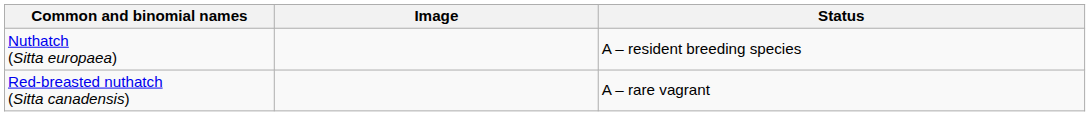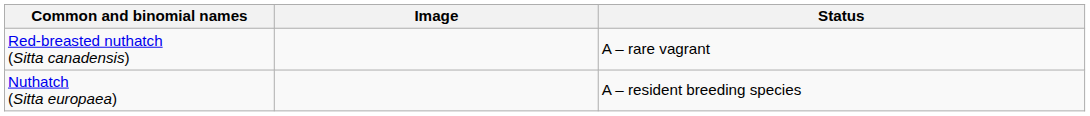rows swapped: (85, 90) <-> (62, 49)
